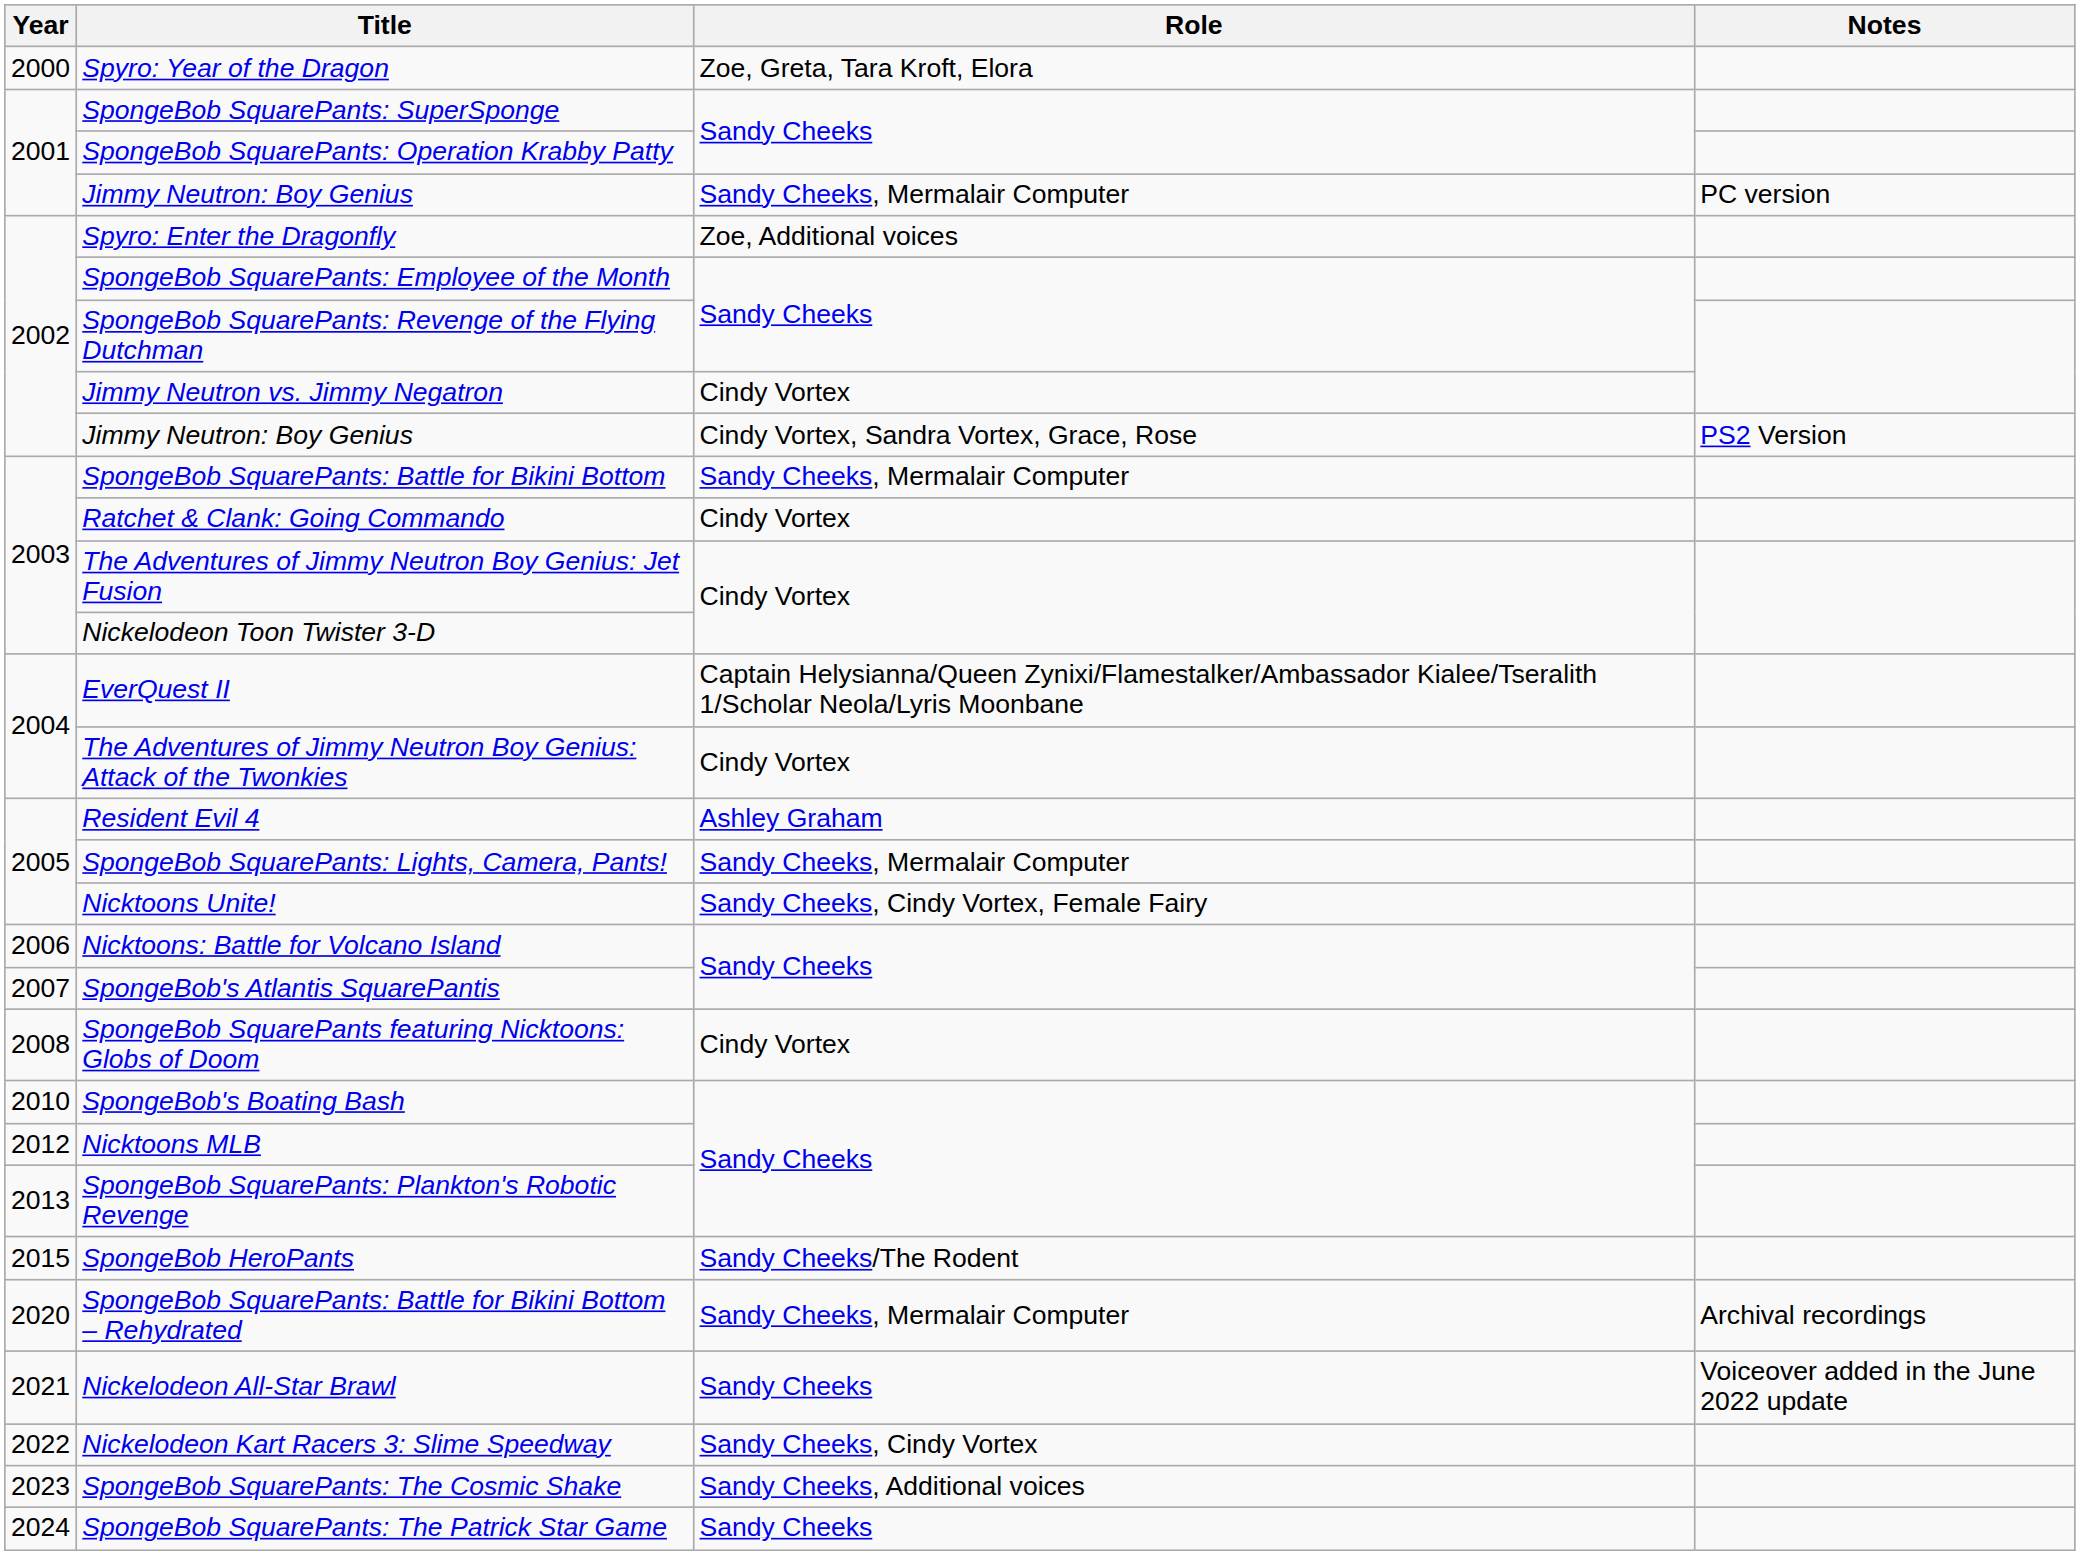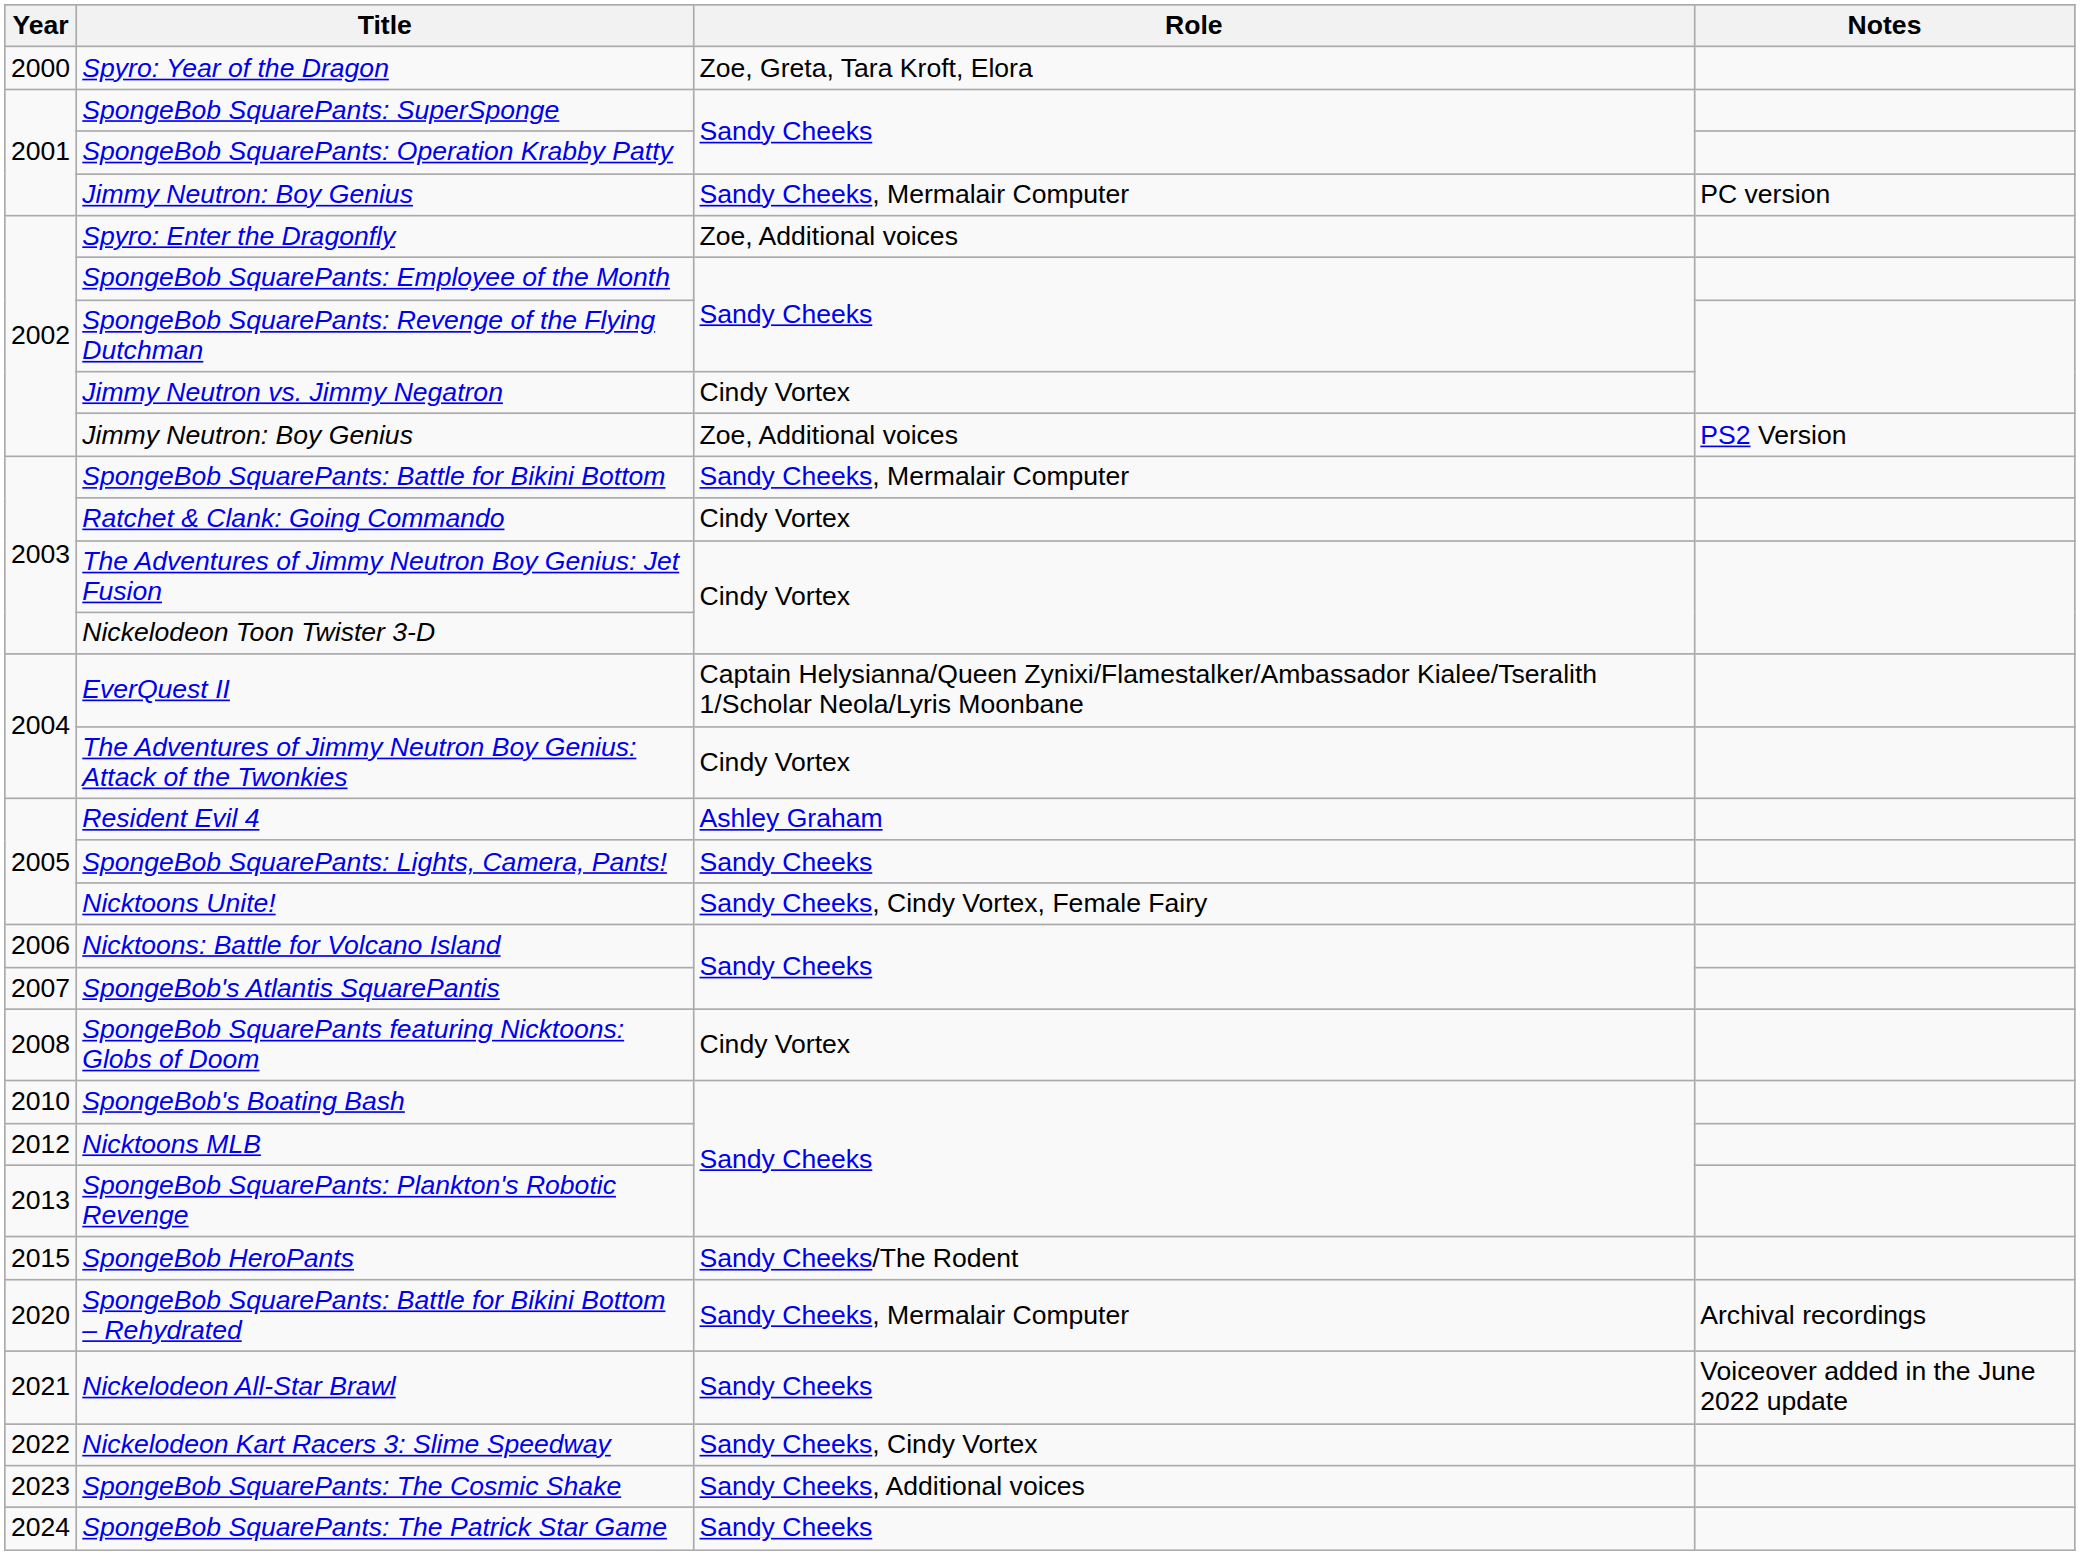(948, 434) Cindy Vortex, Sandra Vortex, Grace, Rose -> (829, 434) Zoe, Additional voices
(914, 861) Sandy Cheeks, Mermalair Computer -> (786, 861) Sandy Cheeks
